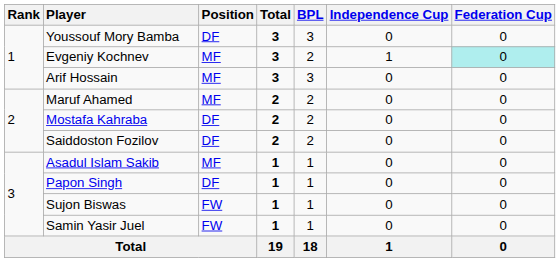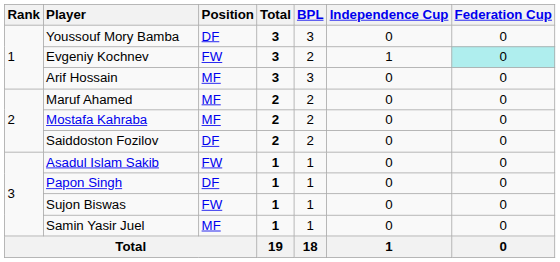(211, 57) MF -> (212, 57) FW
(210, 120) DF -> (211, 120) MF
(211, 162) MF -> (212, 162) FW
(212, 225) FW -> (211, 225) MF
